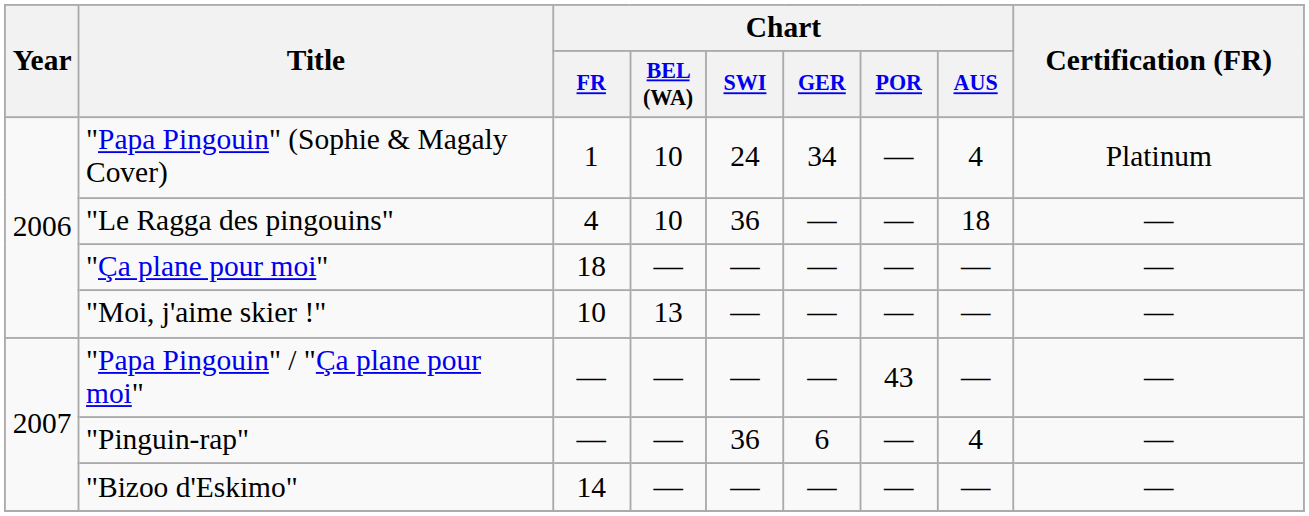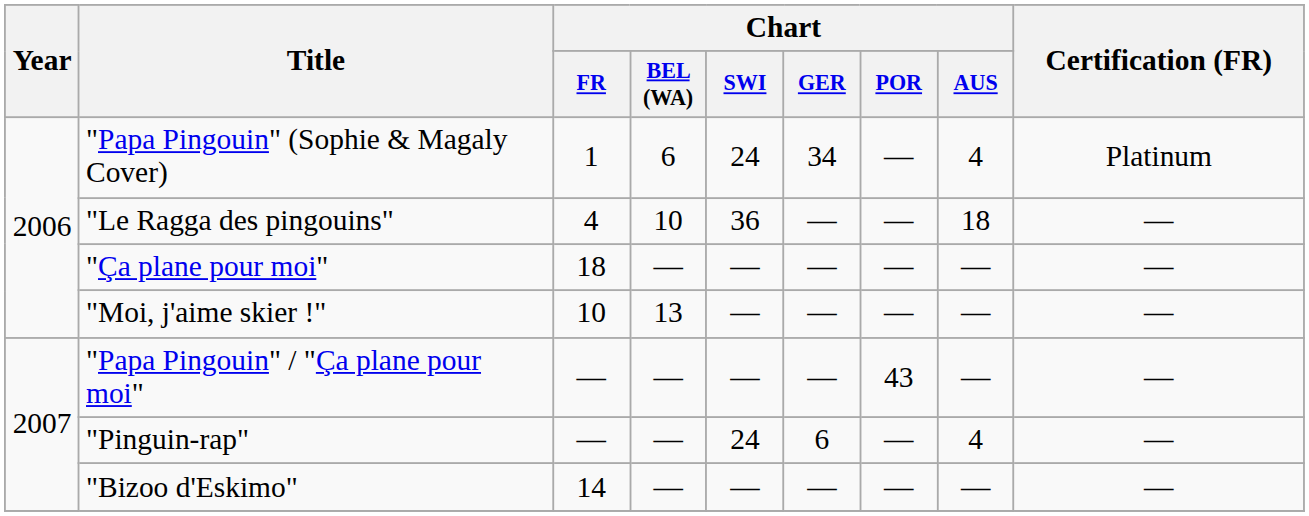(668, 156) 10 -> (668, 156) 6
(745, 440) 36 -> (745, 440) 24
